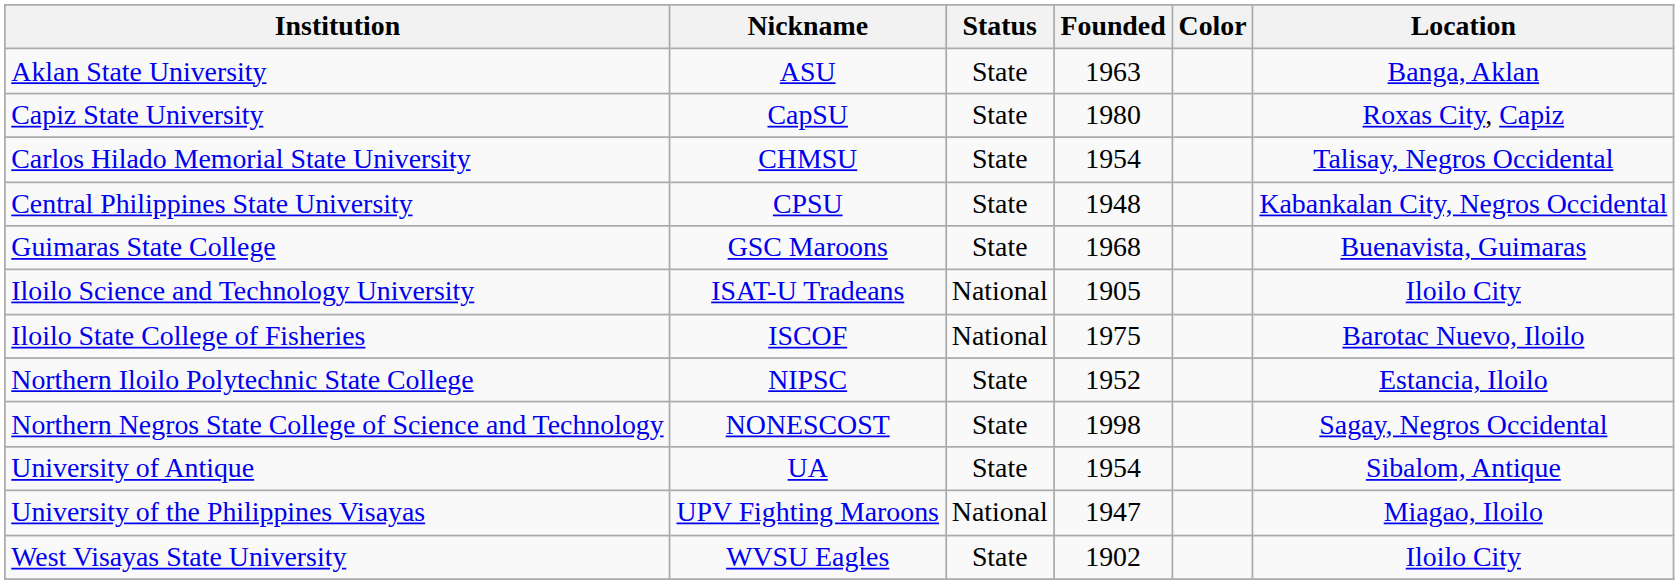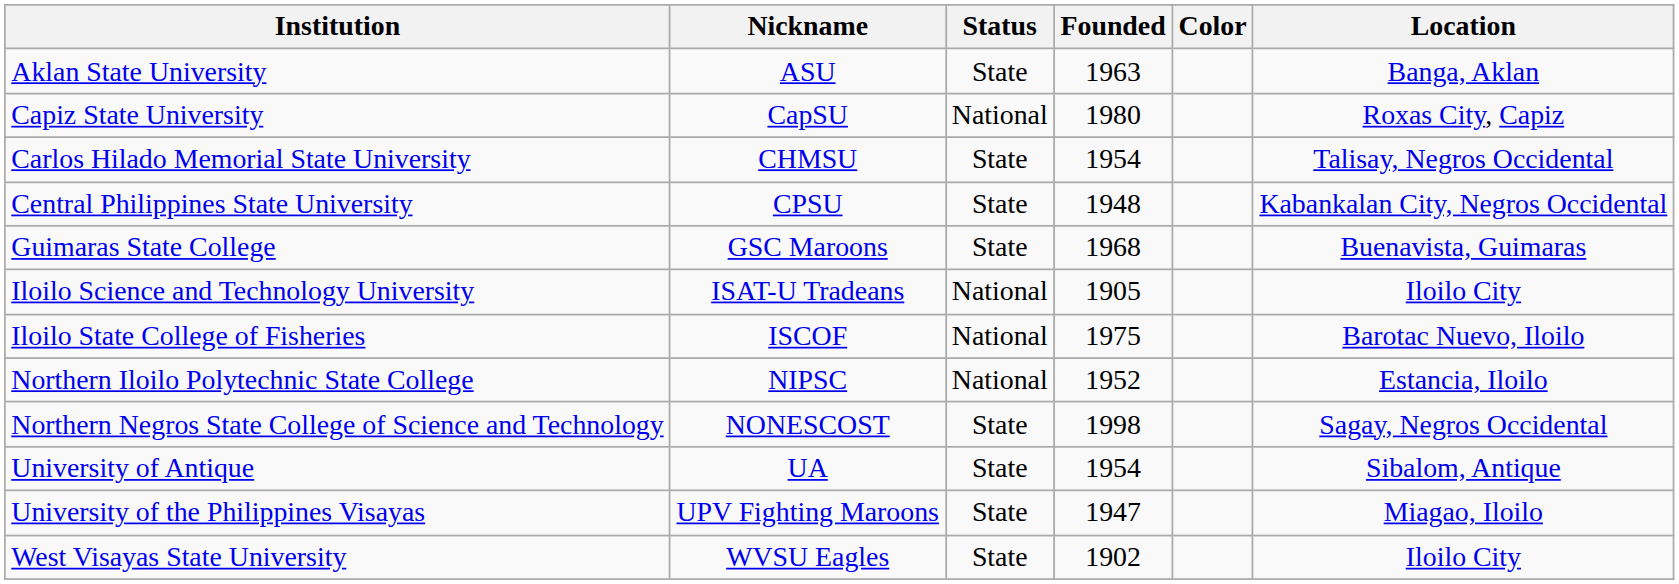(1000, 114) State -> (1000, 114) National
(1000, 379) State -> (1000, 379) National
(1000, 512) National -> (1000, 512) State
